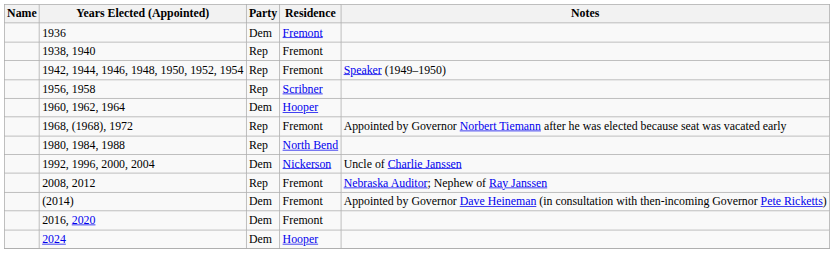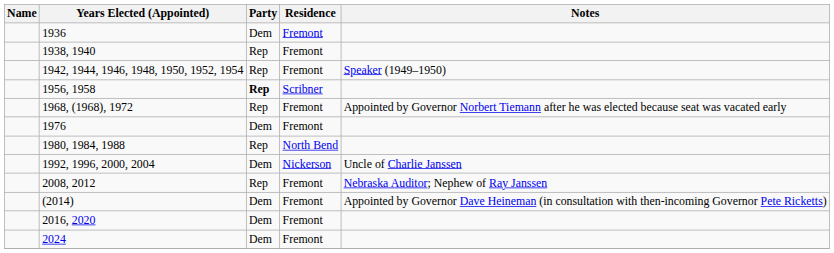(258, 88) normal -> (259, 88) bold
- row: (84, 107)
+ row: (54, 126)
(300, 239) Hooper -> (303, 239) Fremont
